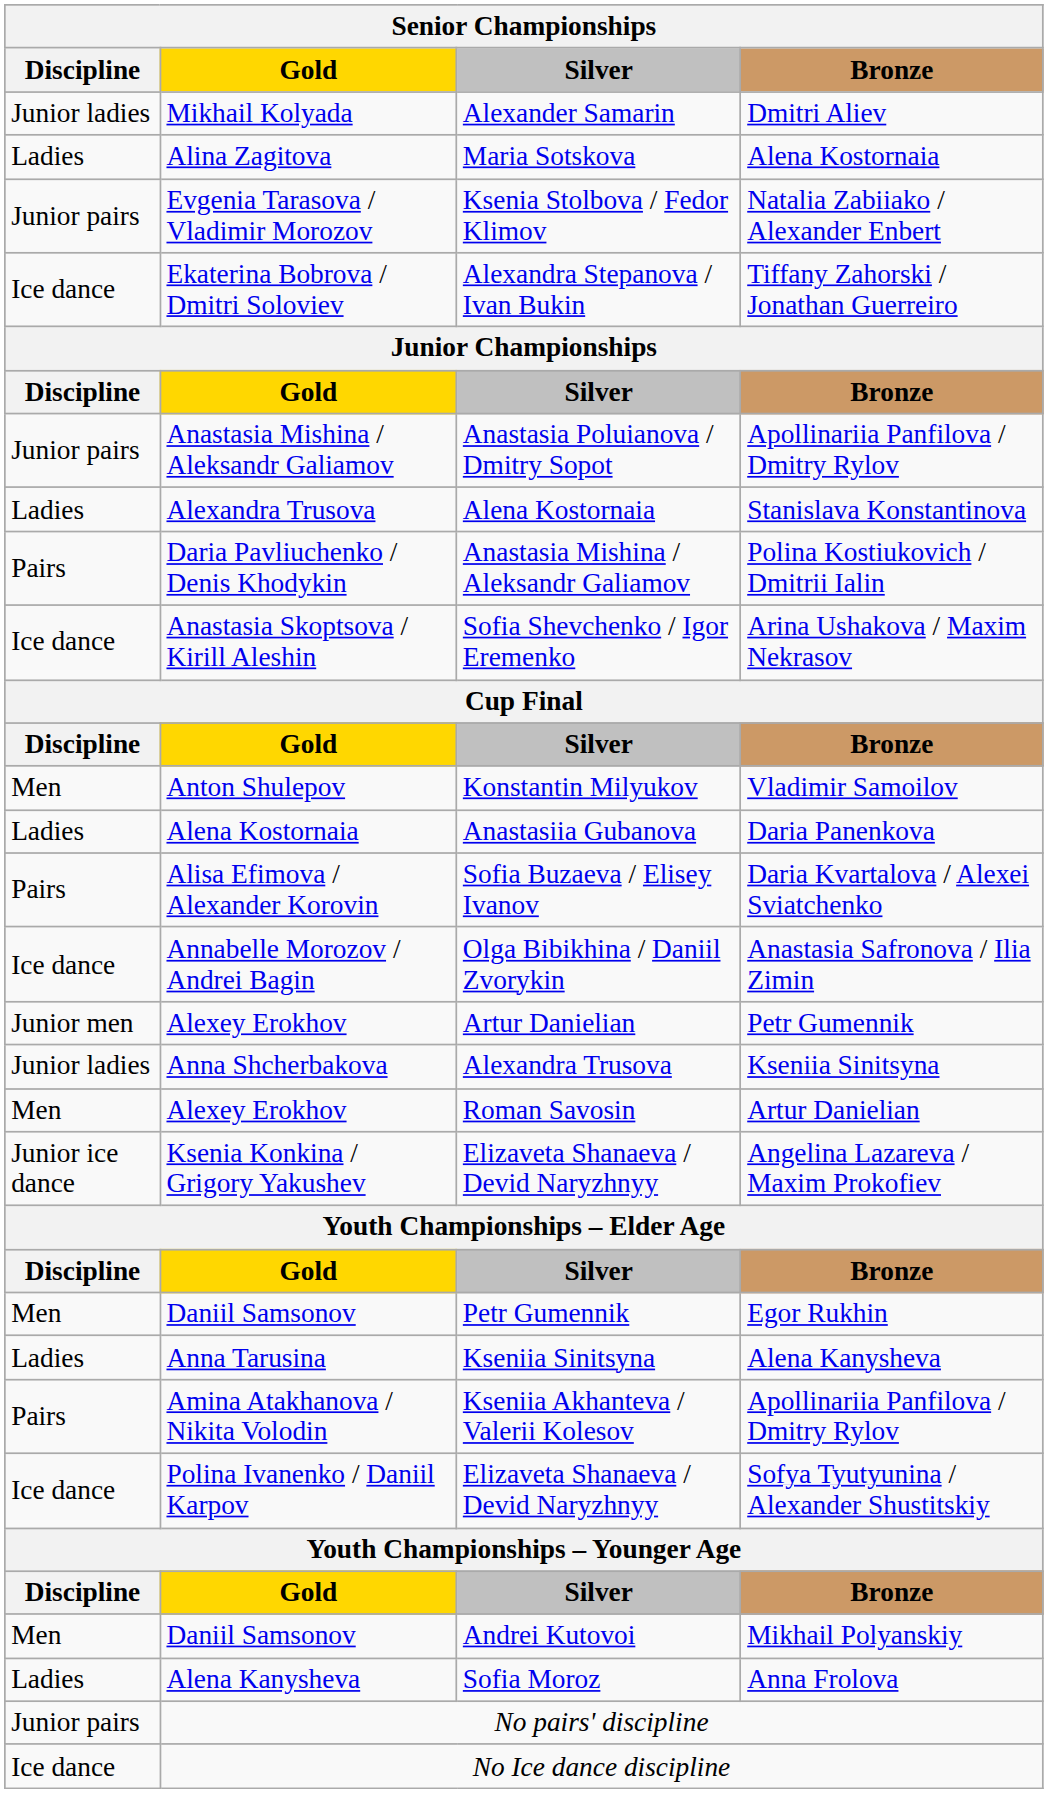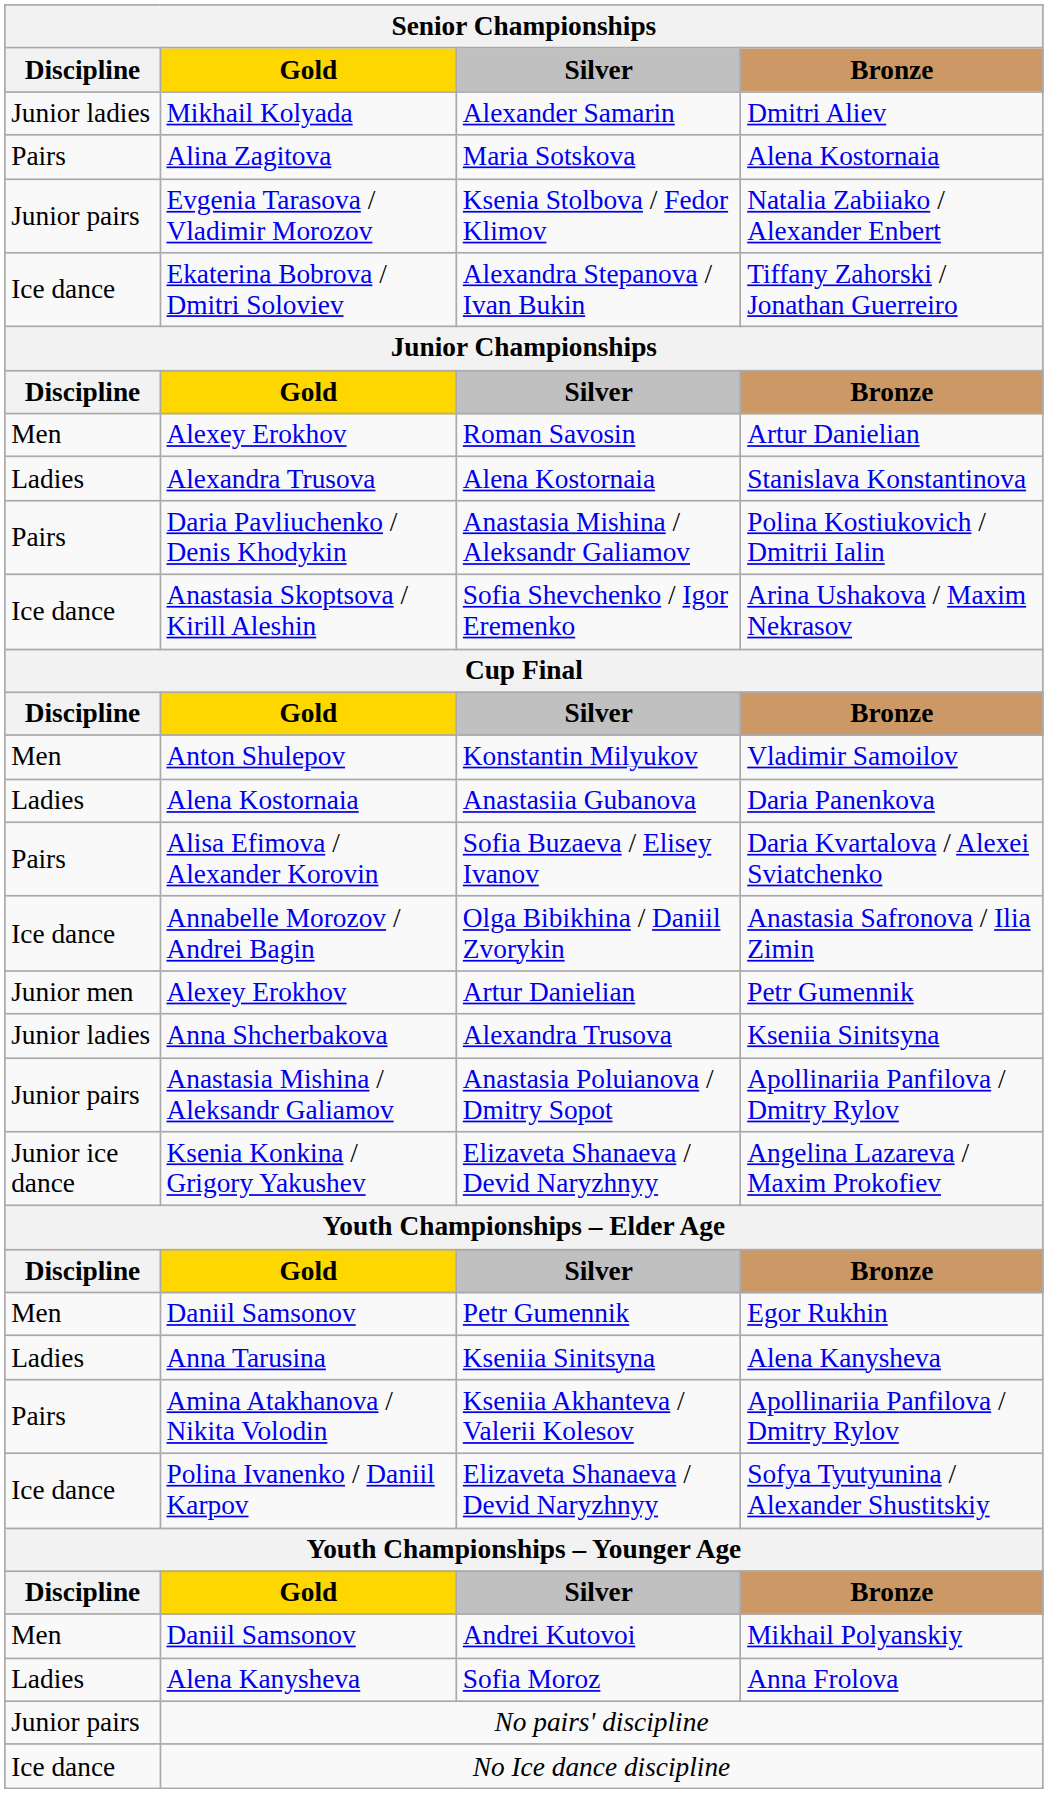(48, 156) Ladies -> (39, 156) Pairs
rows swapped: (549, 1109) <-> (588, 450)
